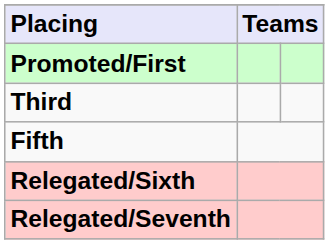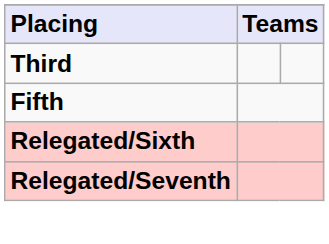- row: (98, 63)
